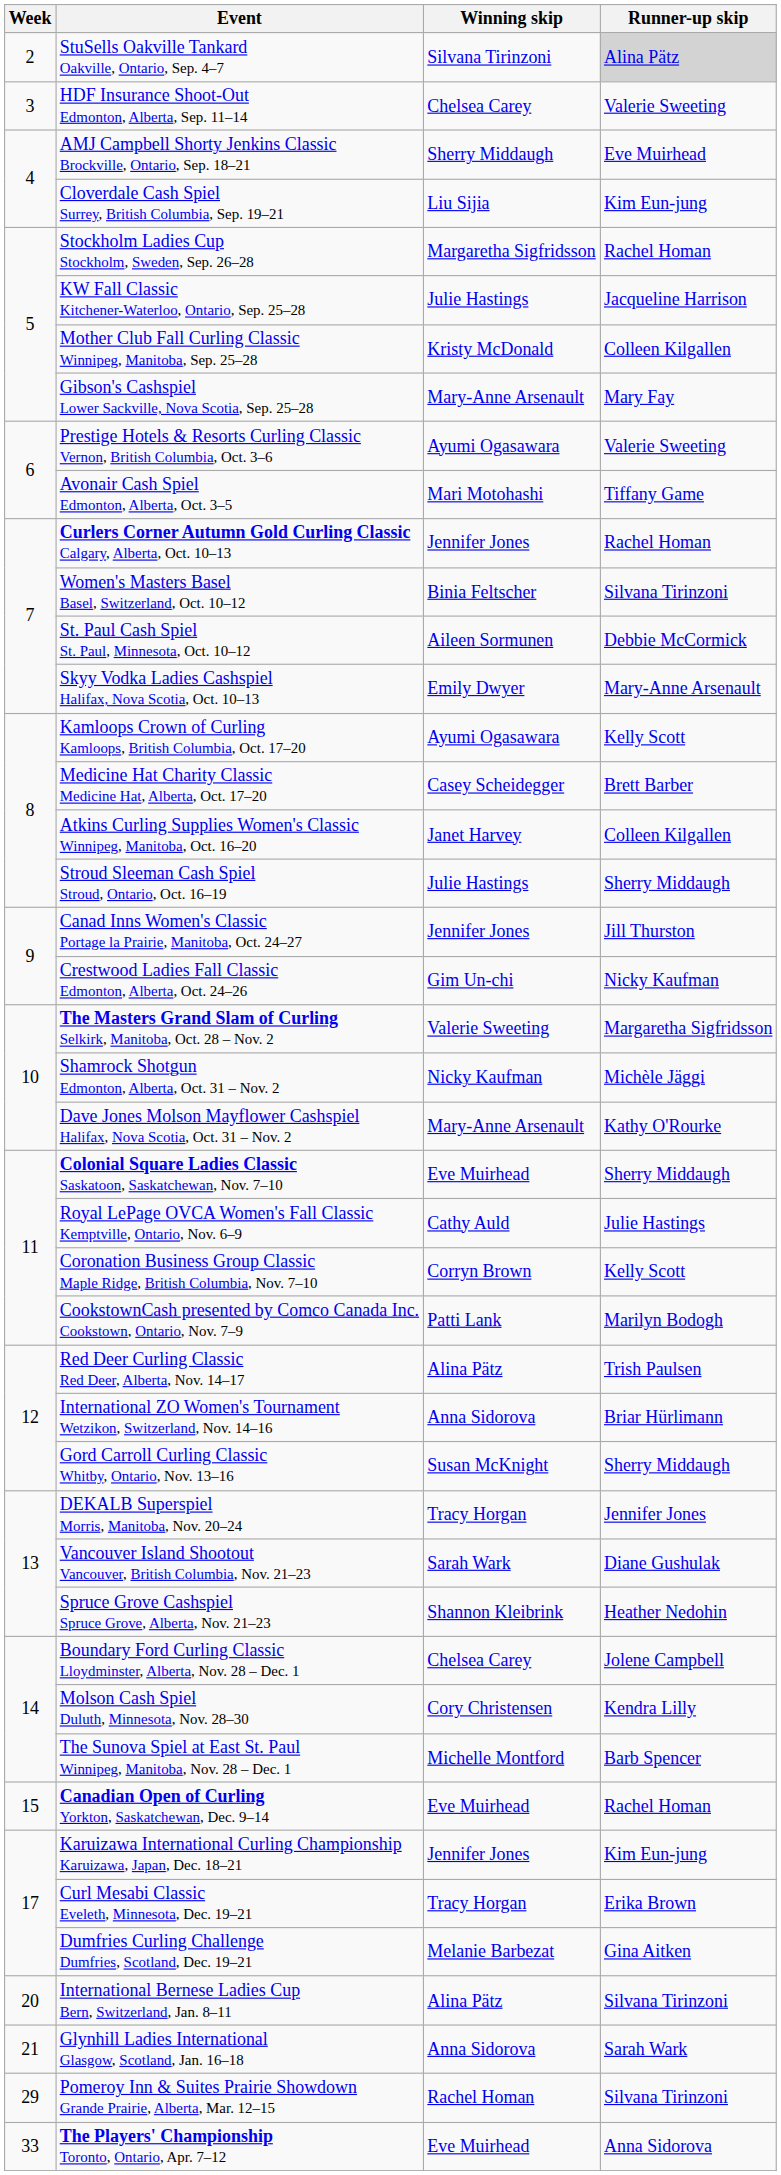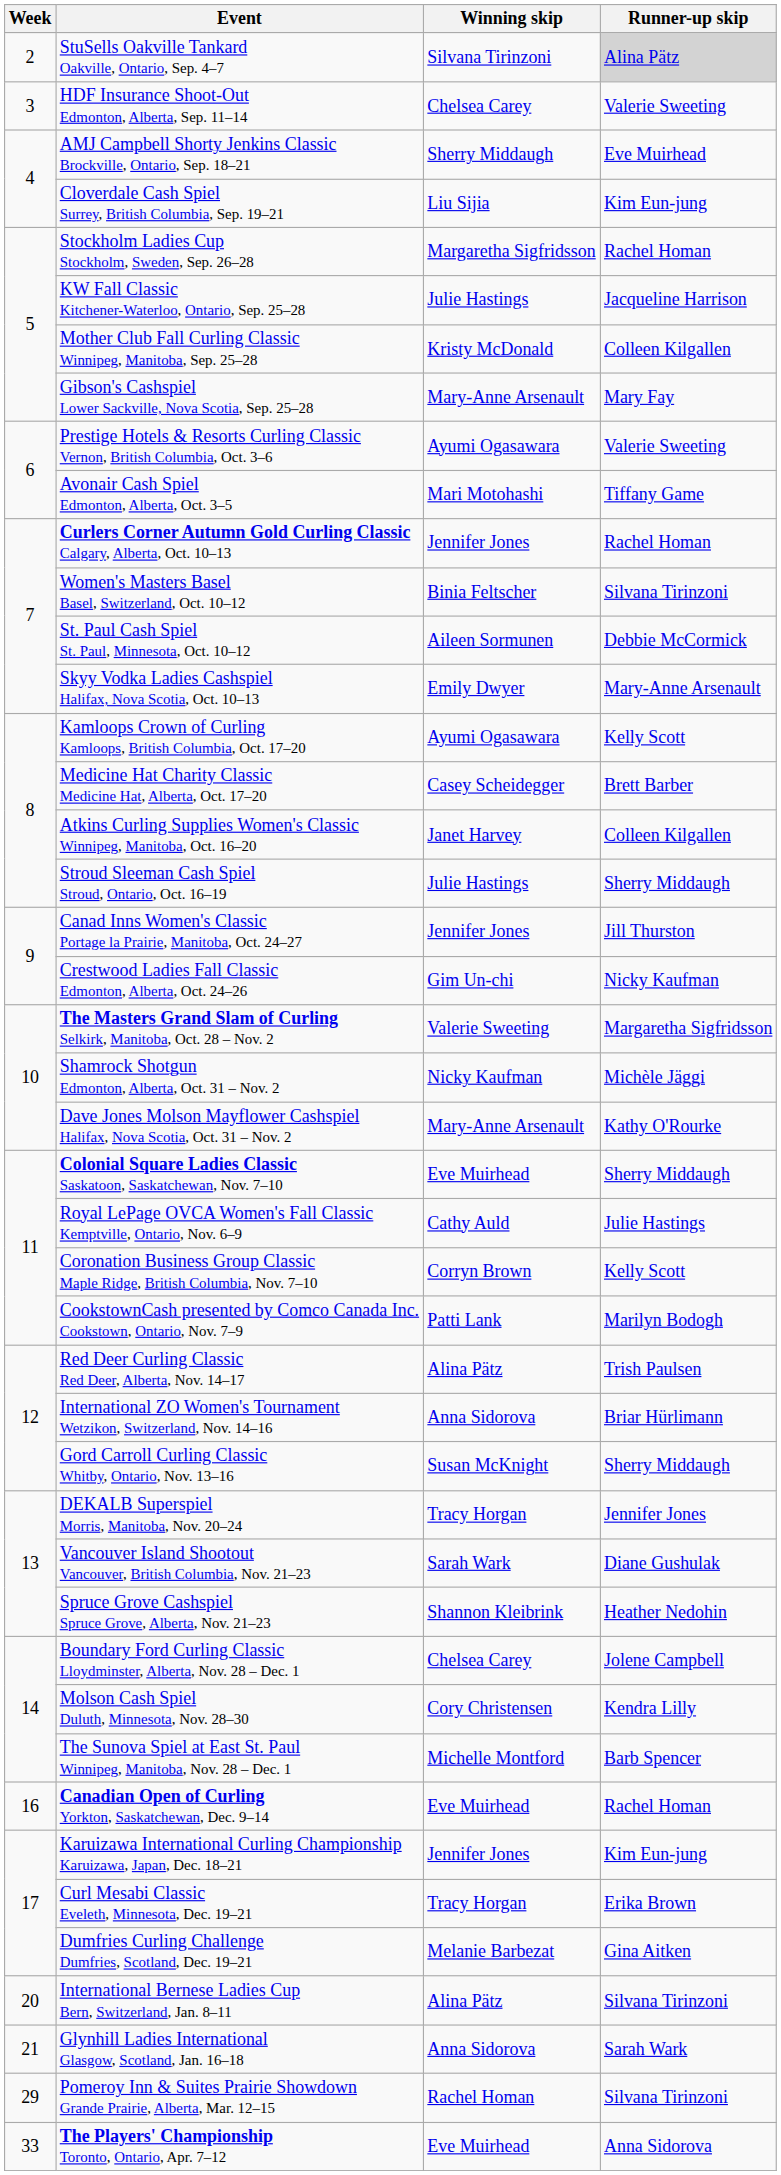(30, 1806) 15 -> (30, 1806) 16
